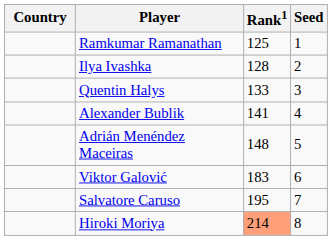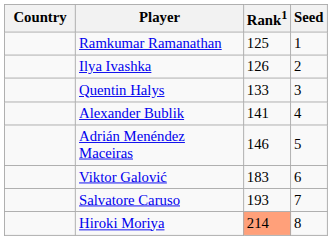(258, 66) 128 -> (258, 66) 126
(258, 145) 148 -> (258, 145) 146
(258, 200) 195 -> (258, 200) 193
